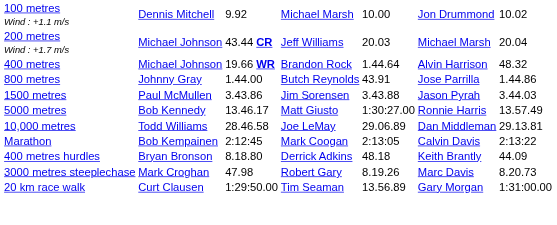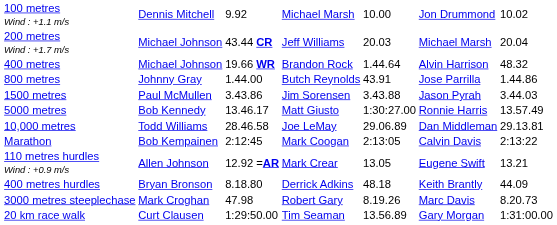+ row: (52, 163)
